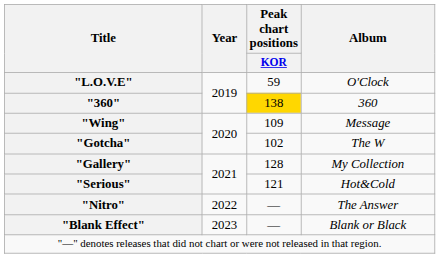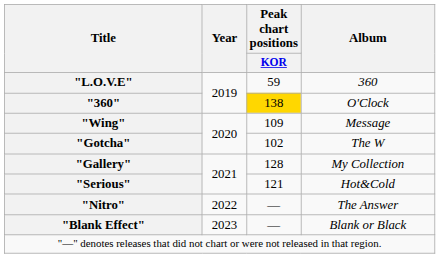(368, 82) O'Clock -> (368, 82) 360
(368, 103) 360 -> (368, 103) O'Clock
